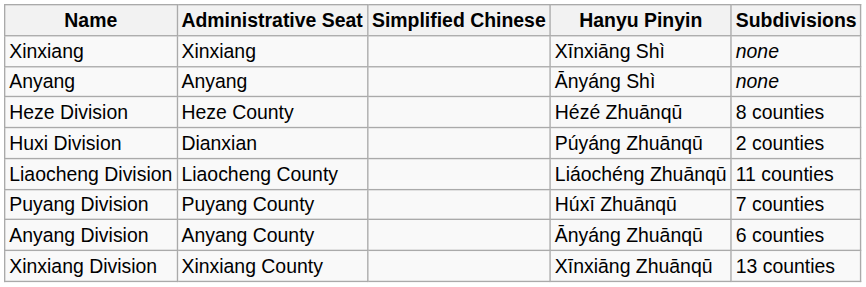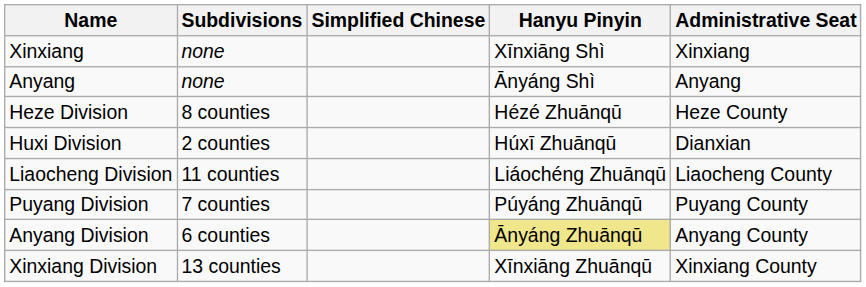columns swapped: (272, 20) <-> (796, 20)
(629, 143) Púyáng Zhuānqū -> (555, 143) Húxī Zhuānqū
(616, 205) Húxī Zhuānqū -> (568, 205) Púyáng Zhuānqū
(629, 235) no background -> (568, 235) khaki background
